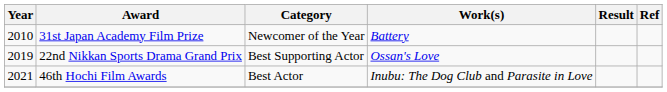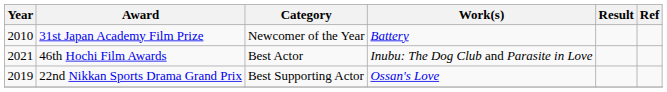rows swapped: (141, 55) <-> (103, 76)
